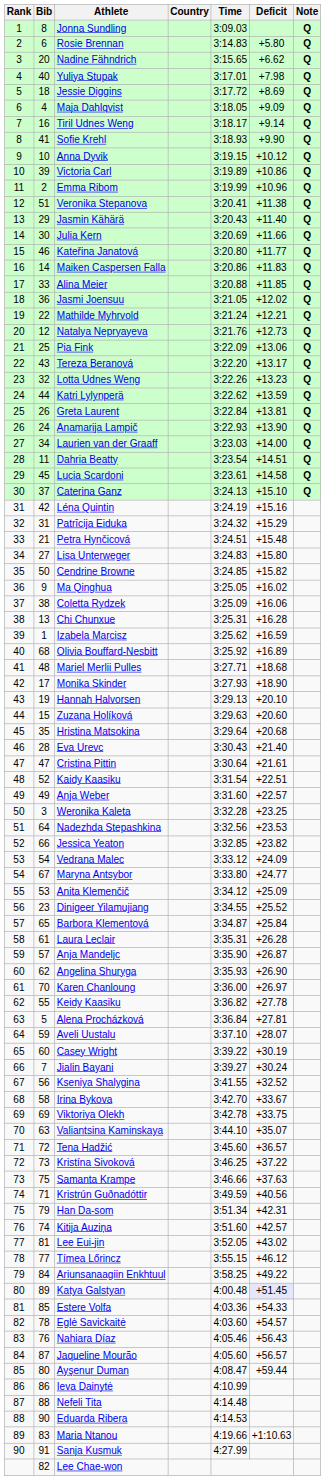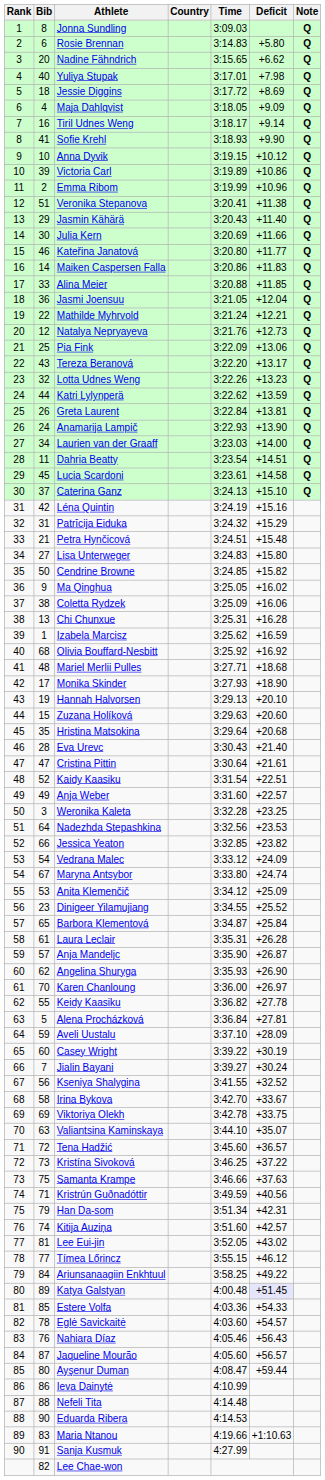(272, 300) +12.02 -> (272, 300) +12.04
(272, 651) +16.89 -> (272, 651) +16.92
(272, 875) +24.77 -> (272, 875) +24.74
(272, 1035) +28.07 -> (272, 1035) +28.09
